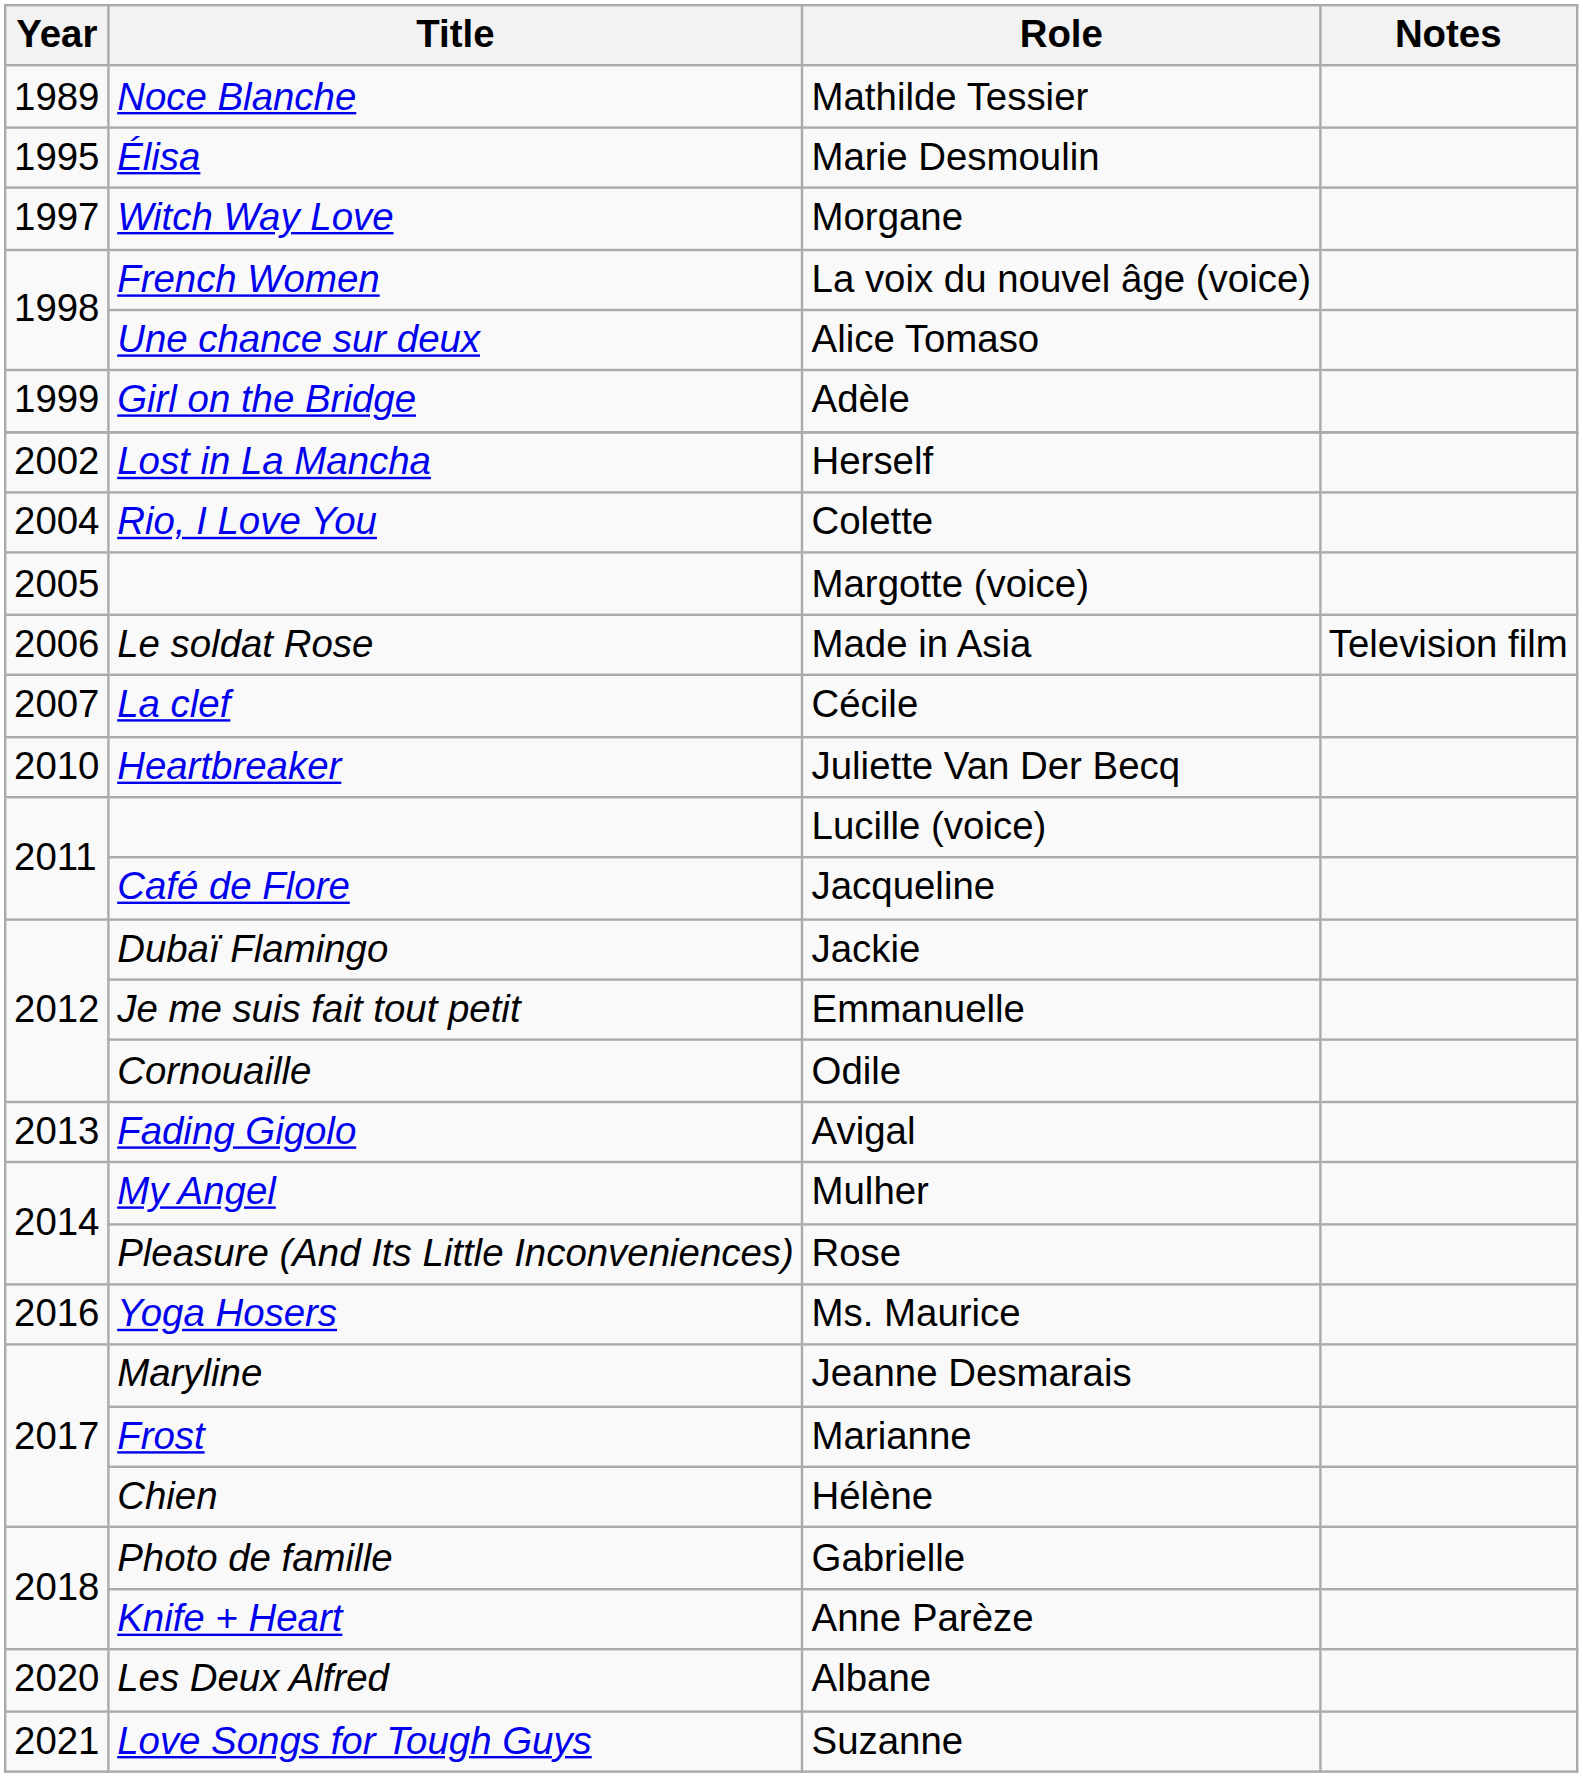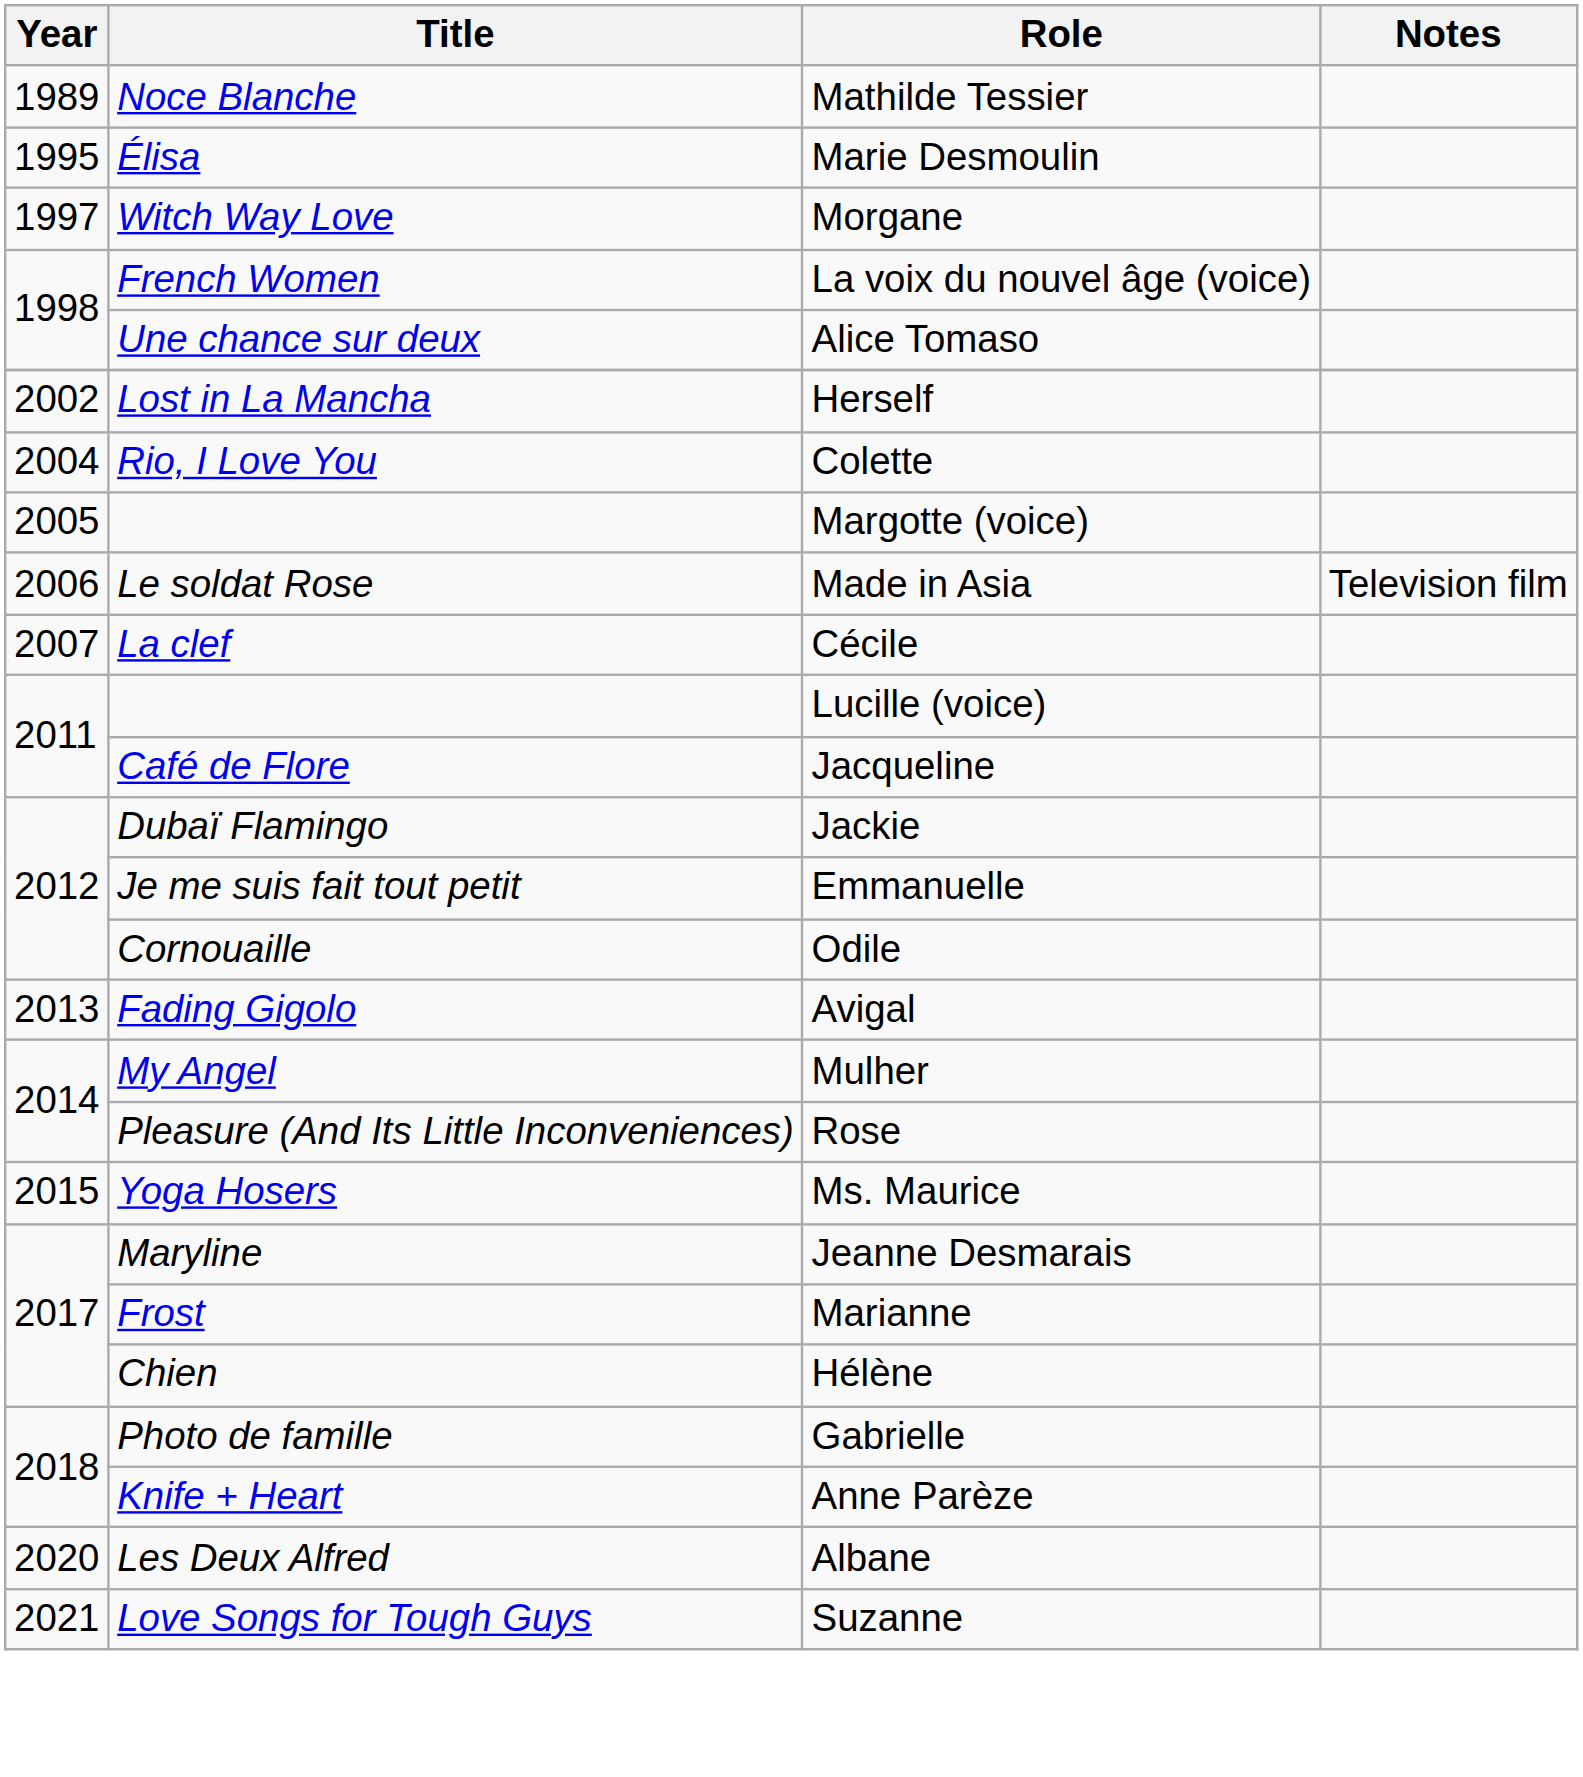- row: (861, 400)
- row: (996, 765)
(57, 1313) 2016 -> (57, 1192) 2015
